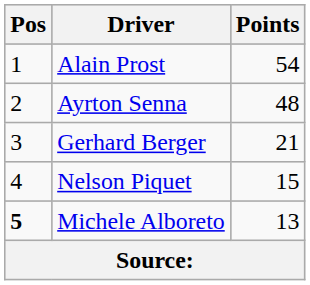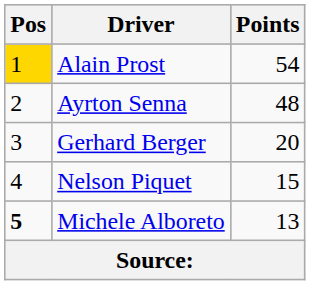(16, 63) no background -> (16, 63) gold background
(288, 142) 21 -> (288, 142) 20
